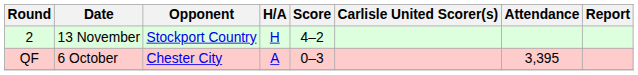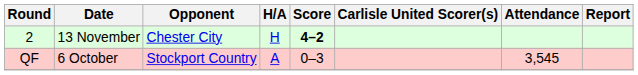(202, 37) Stockport Country -> (184, 37) Chester City
(312, 37) normal -> (312, 37) bold
(184, 59) Chester City -> (202, 59) Stockport Country
(542, 59) 3,395 -> (542, 59) 3,545
